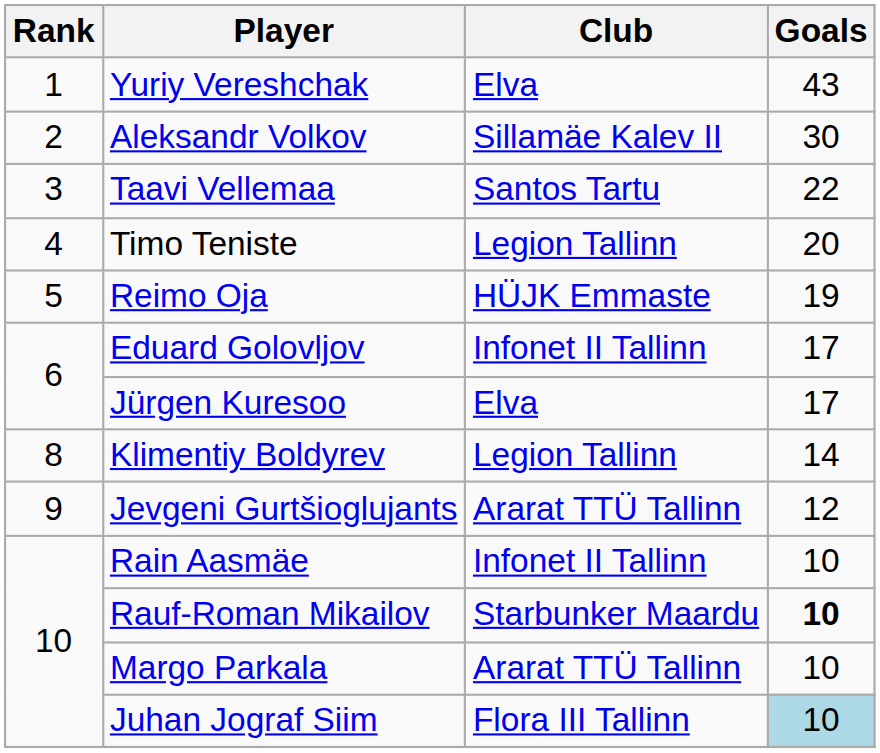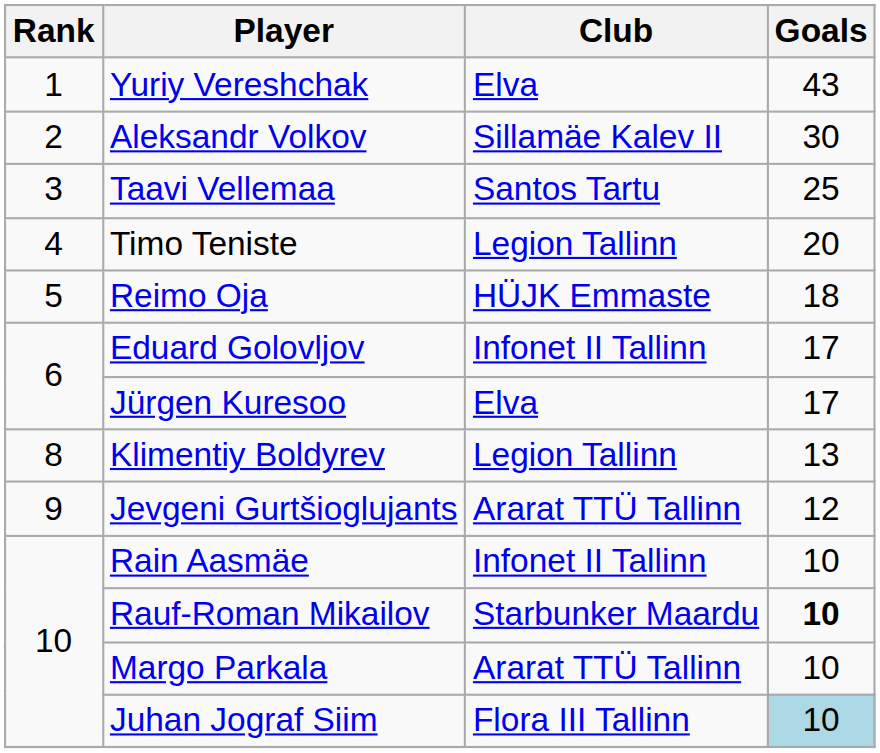(821, 190) 22 -> (821, 190) 25
(821, 296) 19 -> (821, 296) 18
(821, 455) 14 -> (821, 455) 13
